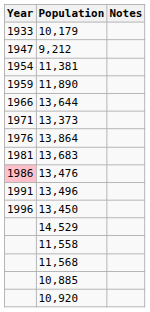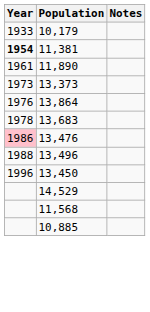- row: (55, 49)
(20, 67) normal -> (20, 49) bold
(20, 85) 1959 -> (20, 67) 1961
- row: (58, 102)
(20, 120) 1971 -> (20, 85) 1973
(20, 156) 1981 -> (20, 120) 1978
(20, 191) 1991 -> (20, 156) 1988
- row: (58, 245)
- row: (58, 298)
